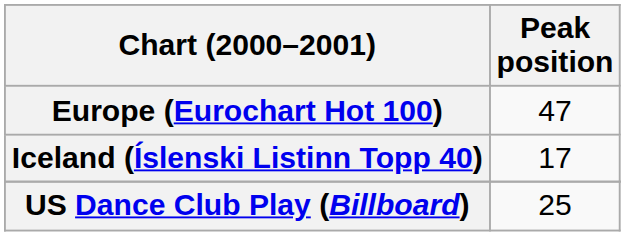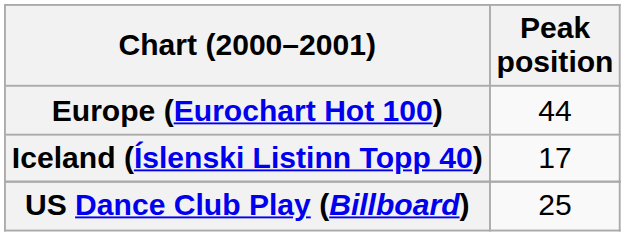(555, 109) 47 -> (555, 109) 44
